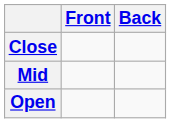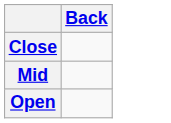- column: (88, 18)
